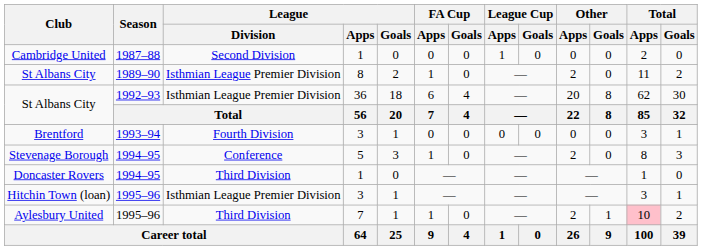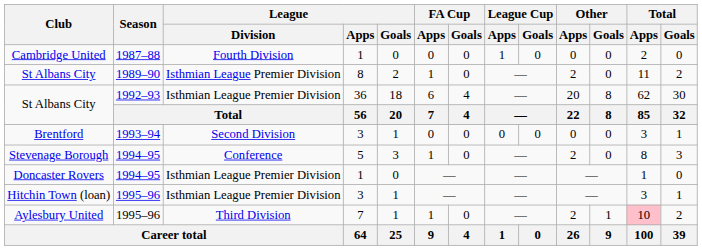(253, 54) Second Division -> (253, 54) Fourth Division
(253, 134) Fourth Division -> (253, 134) Second Division
(253, 174) Third Division -> (253, 174) Isthmian League Premier Division
